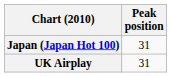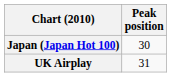(144, 44) 31 -> (144, 44) 30
